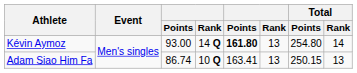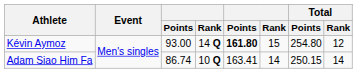(274, 44) 13 -> (274, 44) 15
(338, 44) 14 -> (338, 44) 12
(274, 60) 13 -> (274, 60) 14
(338, 60) 13 -> (338, 60) 14
